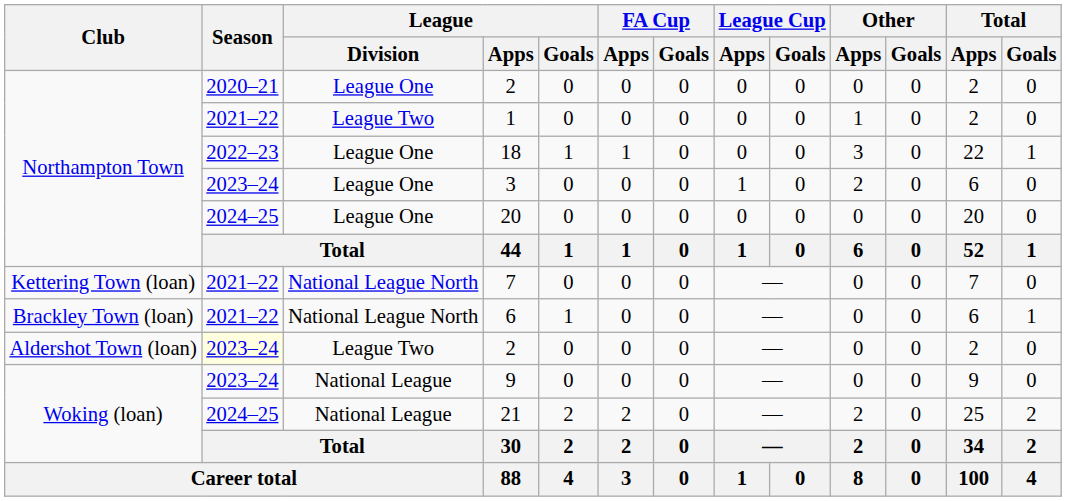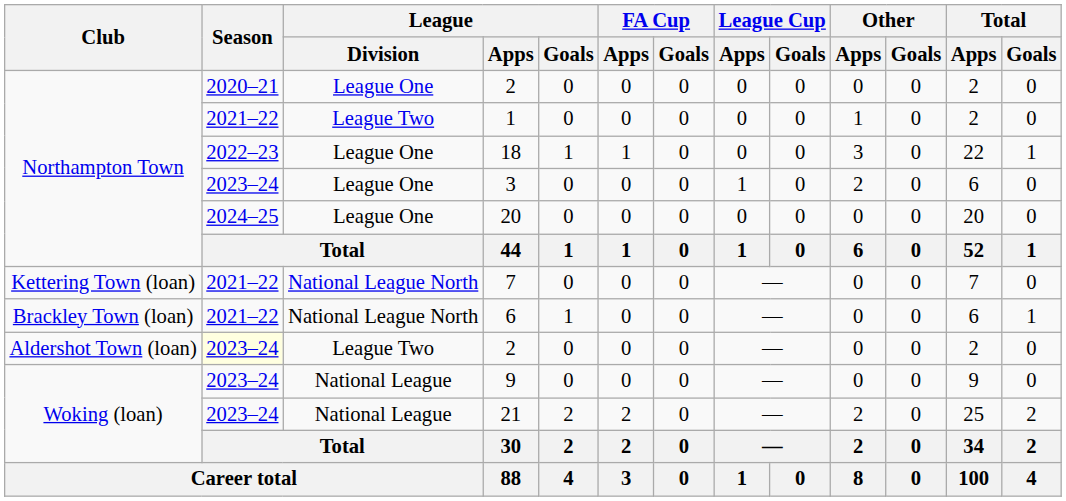(242, 413) 2024–25 -> (242, 413) 2023–24
